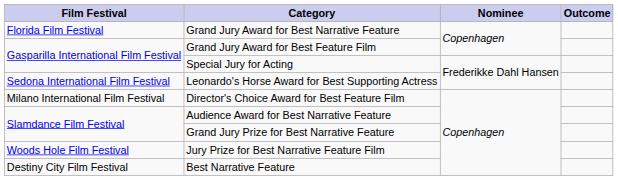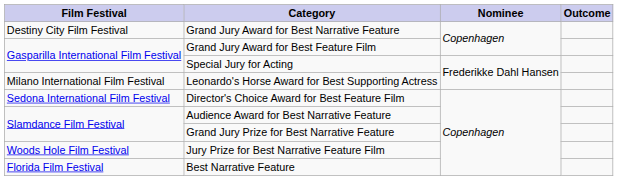(55, 30) Florida Film Festival -> (67, 30) Destiny City Film Festival
(88, 81) Sedona International Film Festival -> (86, 81) Milano International Film Festival
(86, 99) Milano International Film Festival -> (88, 99) Sedona International Film Festival
(67, 167) Destiny City Film Festival -> (55, 167) Florida Film Festival
